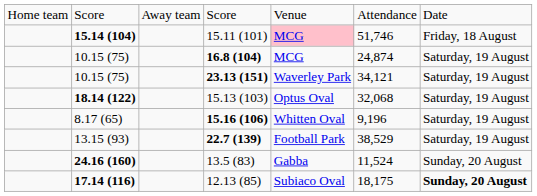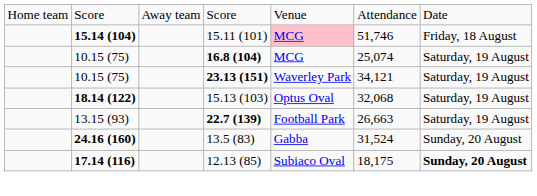(375, 56) 24,874 -> (375, 56) 25,074
- row: (237, 118)
(375, 139) 38,529 -> (375, 118) 26,663
(375, 160) 11,524 -> (375, 139) 31,524
